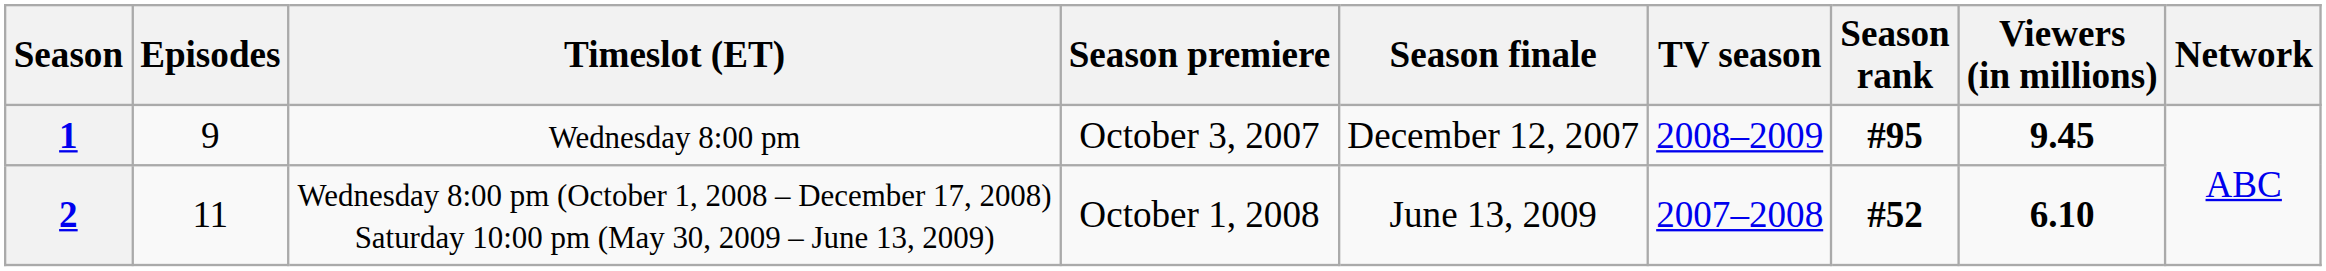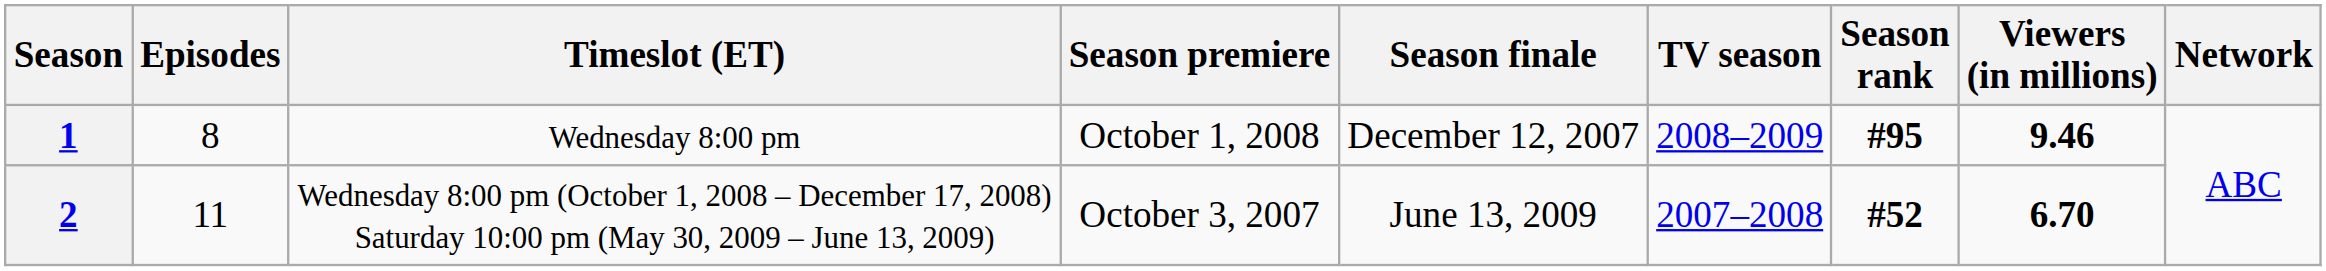(210, 134) 9 -> (210, 134) 8
(1199, 134) October 3, 2007 -> (1199, 134) October 1, 2008
(2062, 134) 9.45 -> (2062, 134) 9.46
(1199, 214) October 1, 2008 -> (1199, 214) October 3, 2007
(2062, 214) 6.10 -> (2062, 214) 6.70
